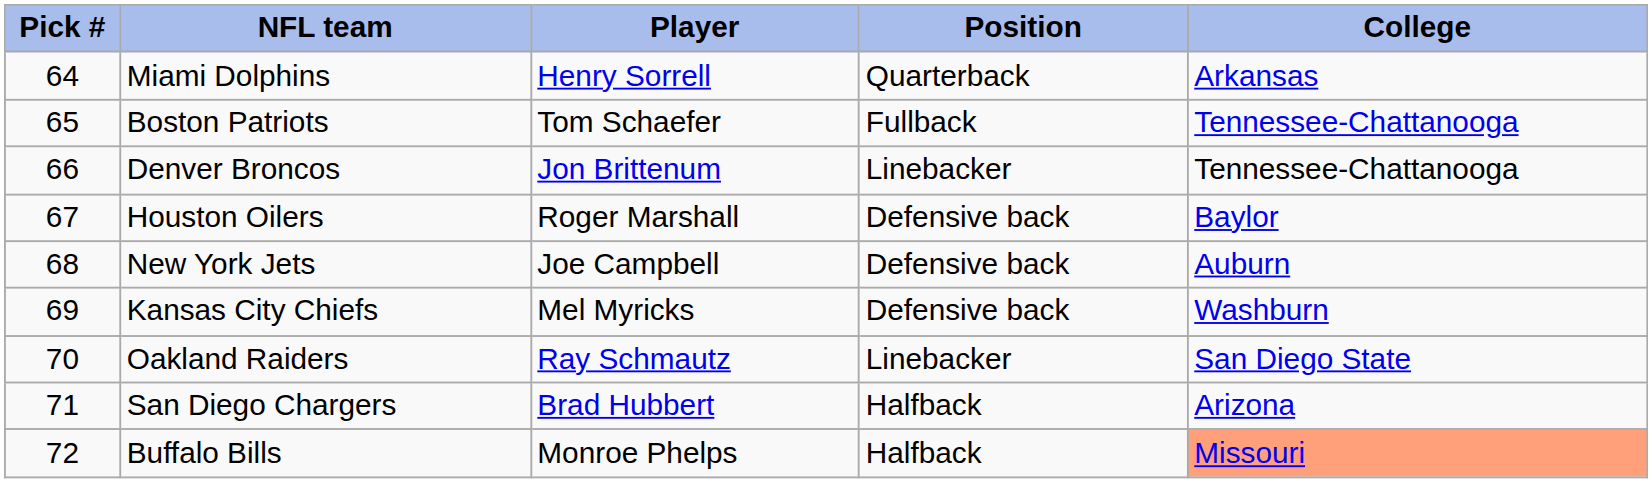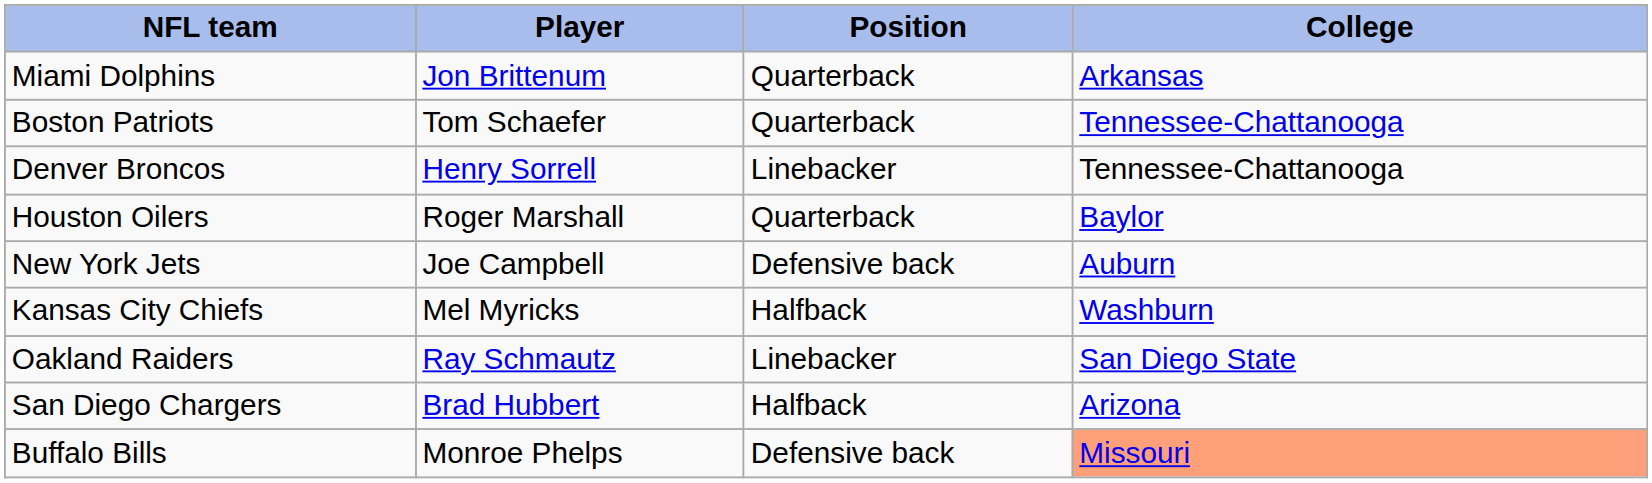- column: (62, 28)
(624, 75) Henry Sorrell -> (514, 75) Jon Brittenum
(921, 122) Fullback -> (833, 122) Quarterback
(629, 169) Jon Brittenum -> (509, 169) Henry Sorrell
(968, 216) Defensive back -> (833, 216) Quarterback
(968, 311) Defensive back -> (809, 311) Halfback
(924, 452) Halfback -> (853, 452) Defensive back
